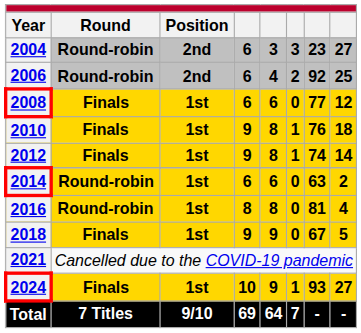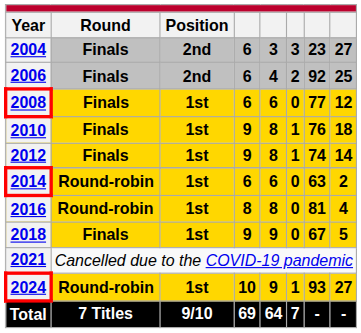(106, 50) Round-robin -> (106, 50) Finals
(106, 76) Round-robin -> (106, 76) Finals
(106, 288) Finals -> (106, 288) Round-robin
